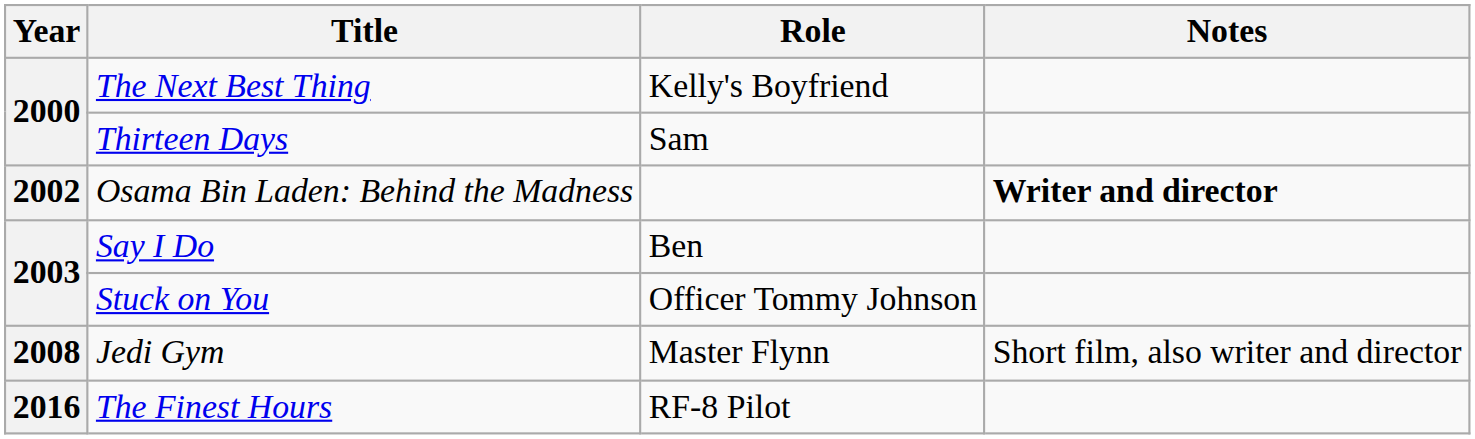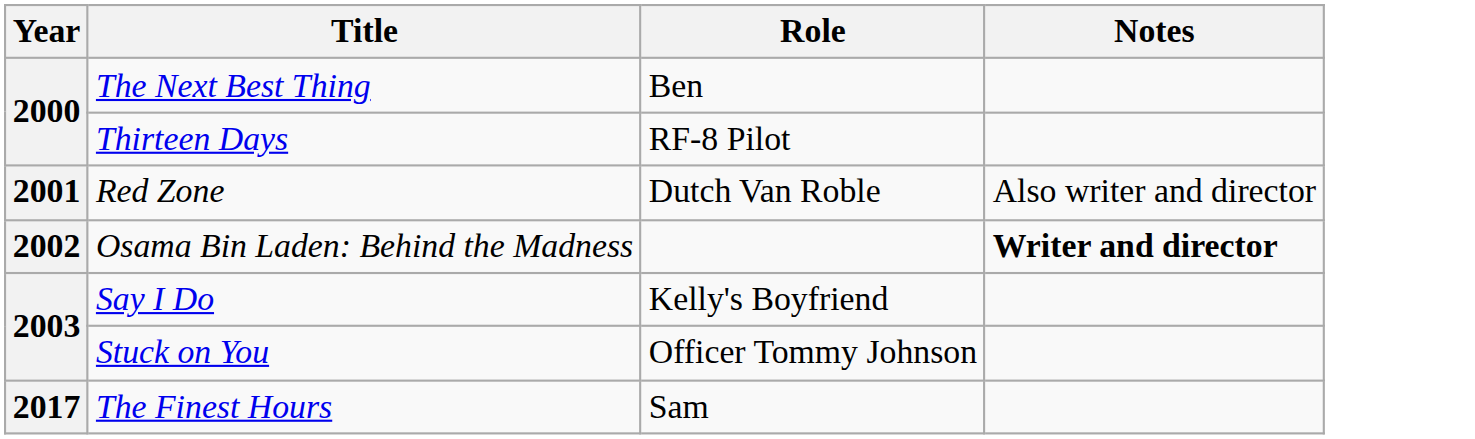(769, 84) Kelly's Boyfriend -> (676, 84) Ben
(679, 138) Sam -> (720, 138) RF-8 Pilot
+ row: (160, 191)
(676, 245) Ben -> (769, 298) Kelly's Boyfriend
- row: (160, 352)
(47, 406) 2016 -> (47, 406) 2017
(720, 406) RF-8 Pilot -> (679, 406) Sam
